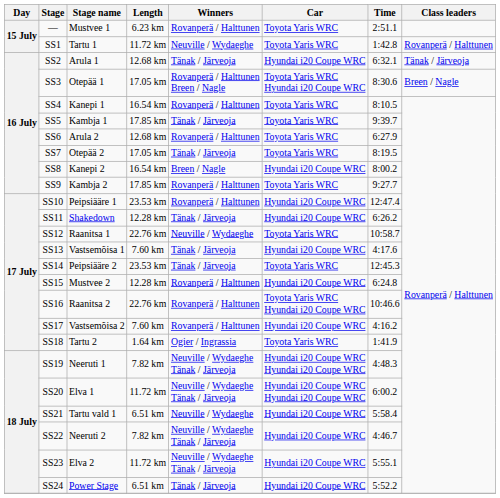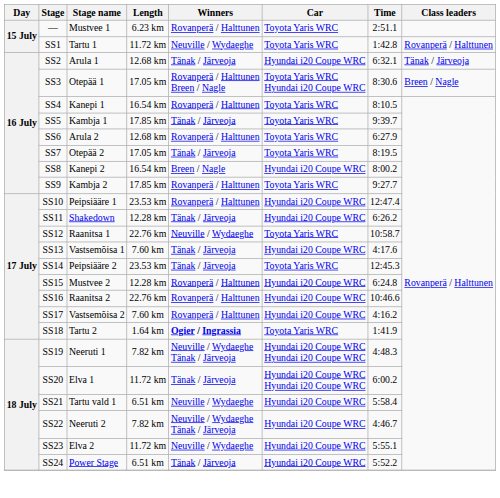(315, 304) Toyota Yaris WRC Hyundai i20 Coupe WRC -> (315, 298) Hyundai i20 Coupe WRC
(204, 342) normal -> (206, 330) bold
(212, 391) Neuville / Wydaeghe Tänak / Järveoja -> (203, 380) Tänak / Järveoja
(212, 463) Neuville / Wydaeghe Tänak / Järveoja -> (212, 445) Neuville / Wydaeghe
